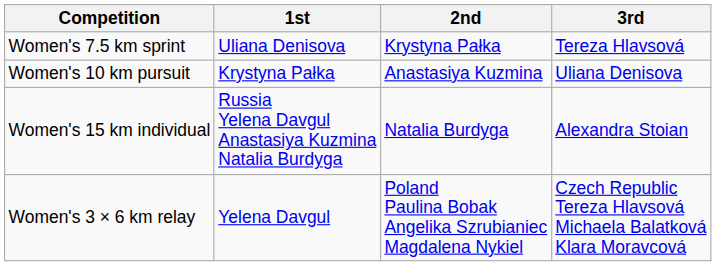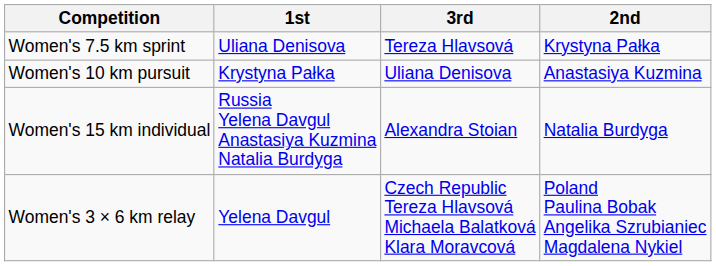columns swapped: (466, 18) <-> (631, 18)
